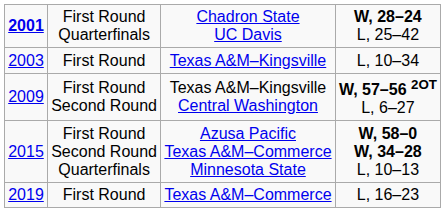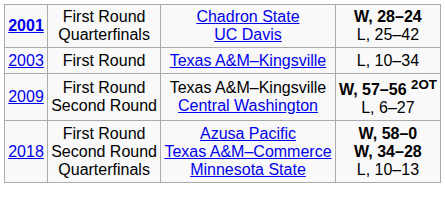(26, 151) 2015 -> (26, 151) 2018
- row: (248, 195)
